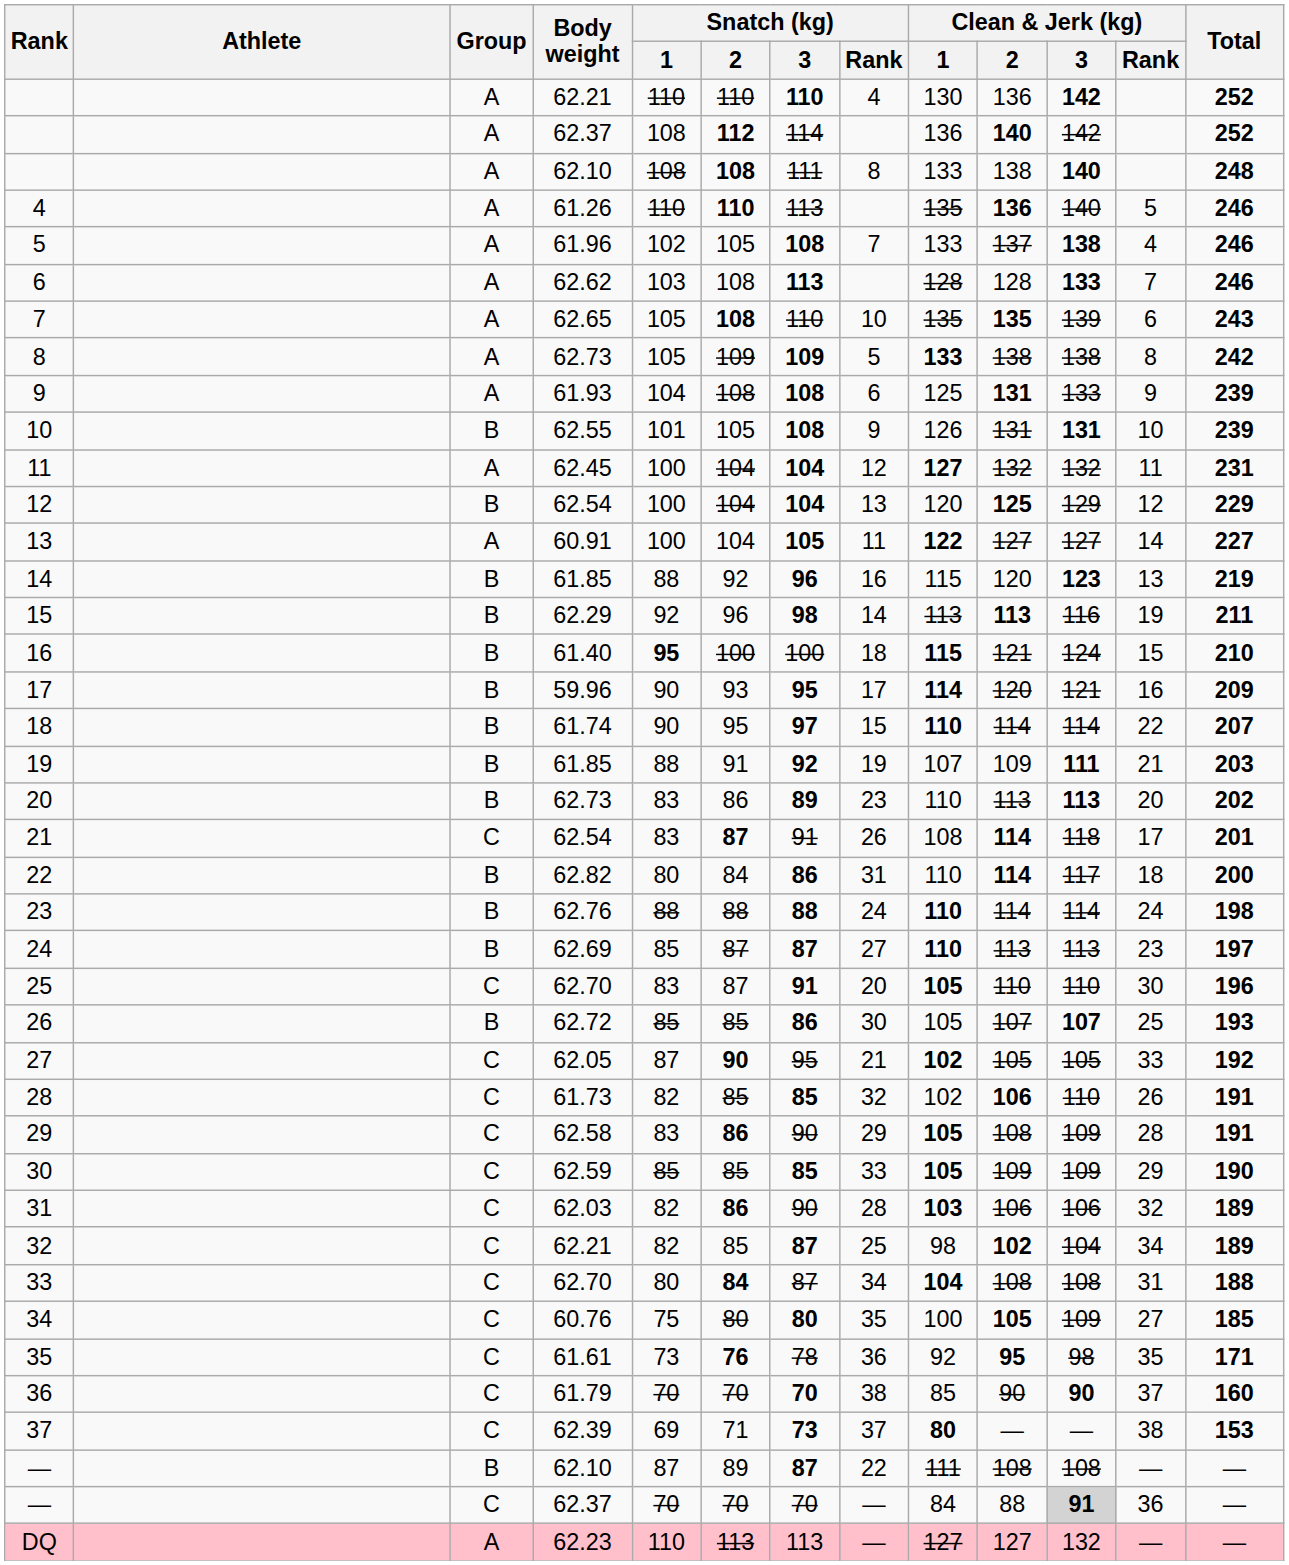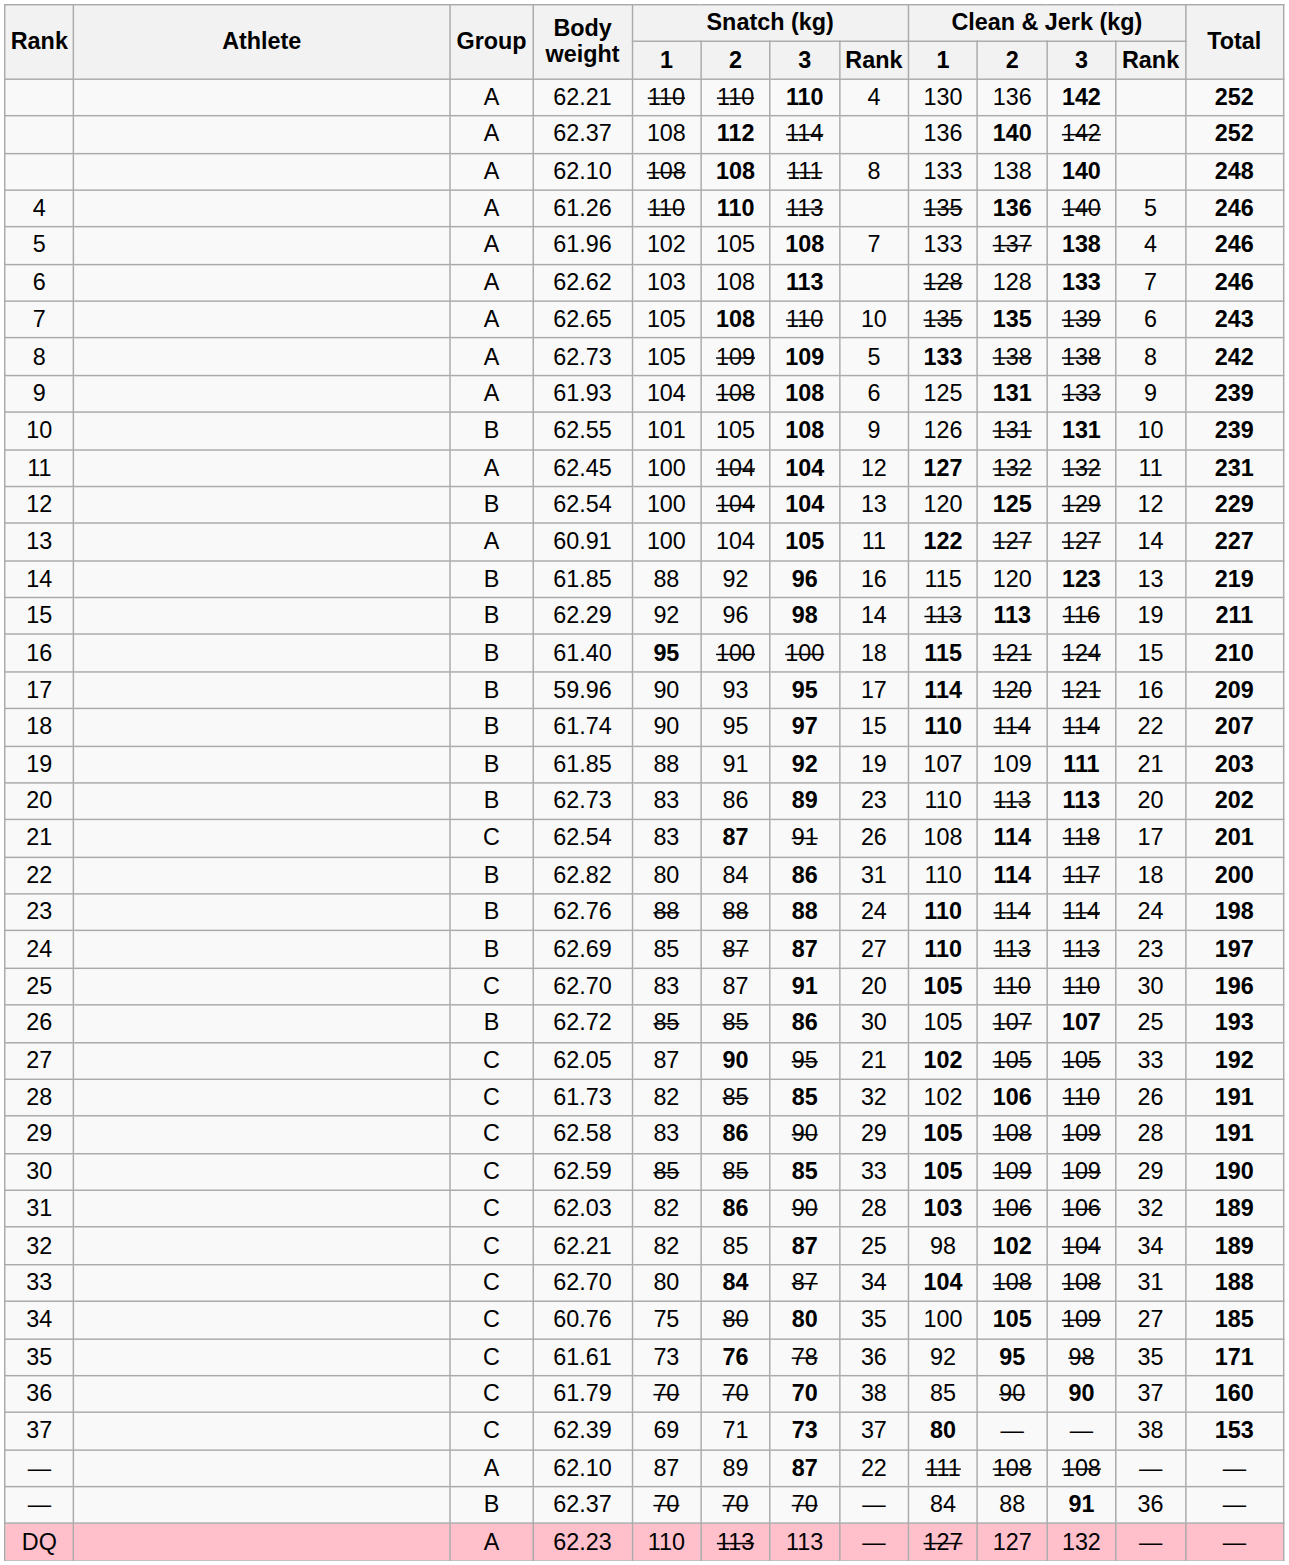(492, 1467) B -> (492, 1467) A
(492, 1504) C -> (492, 1504) B
(1081, 1504) lightgrey background -> (1081, 1504) no background
